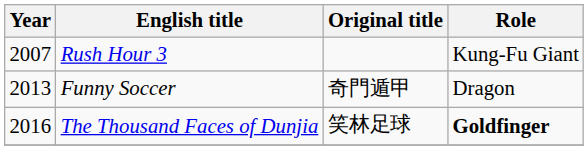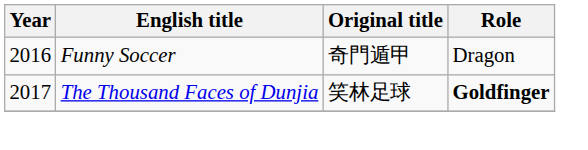- row: (114, 53)
(30, 88) 2013 -> (30, 55) 2016
(30, 125) 2016 -> (30, 92) 2017
